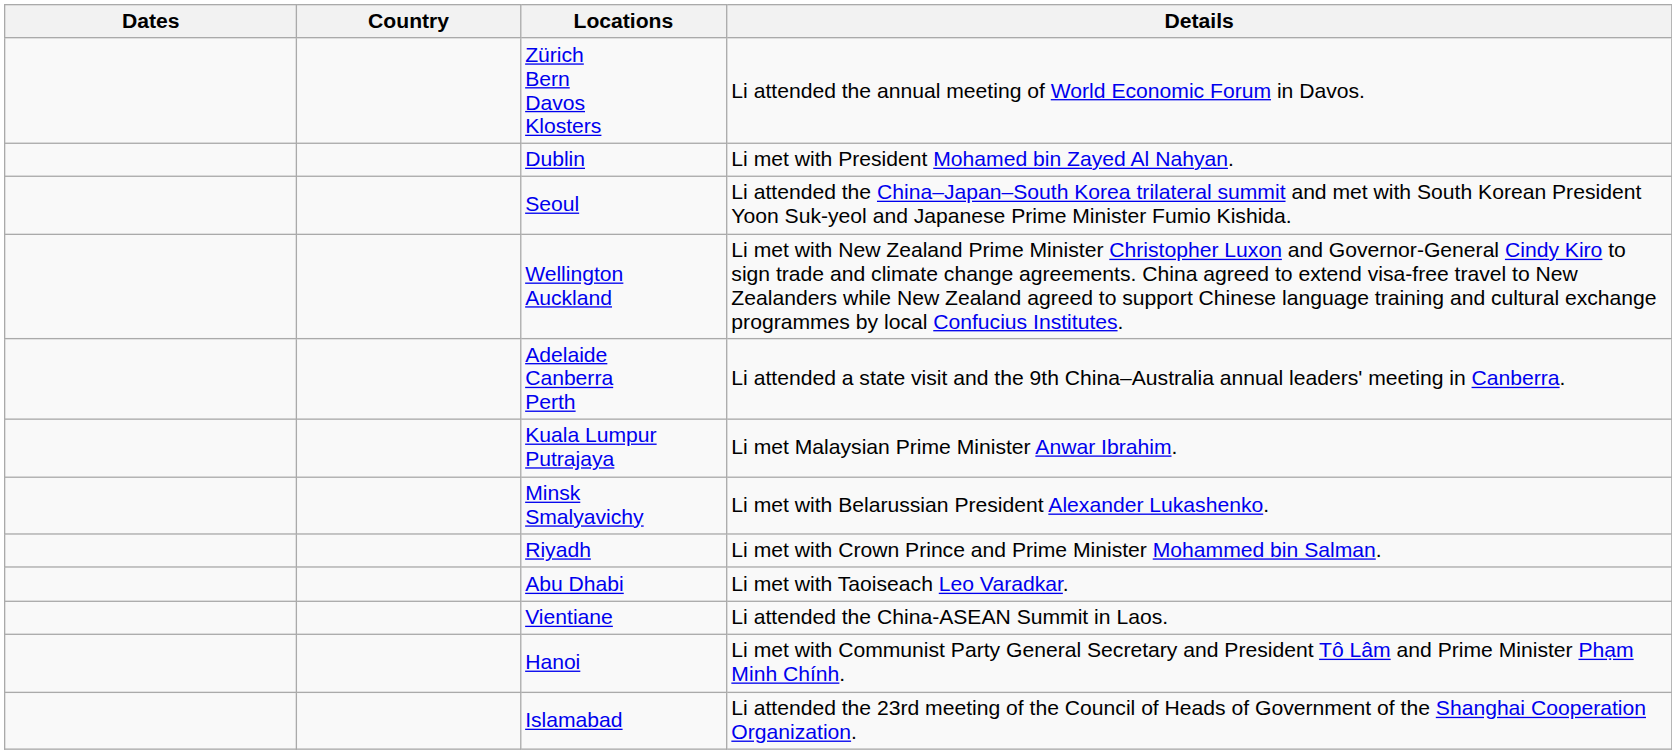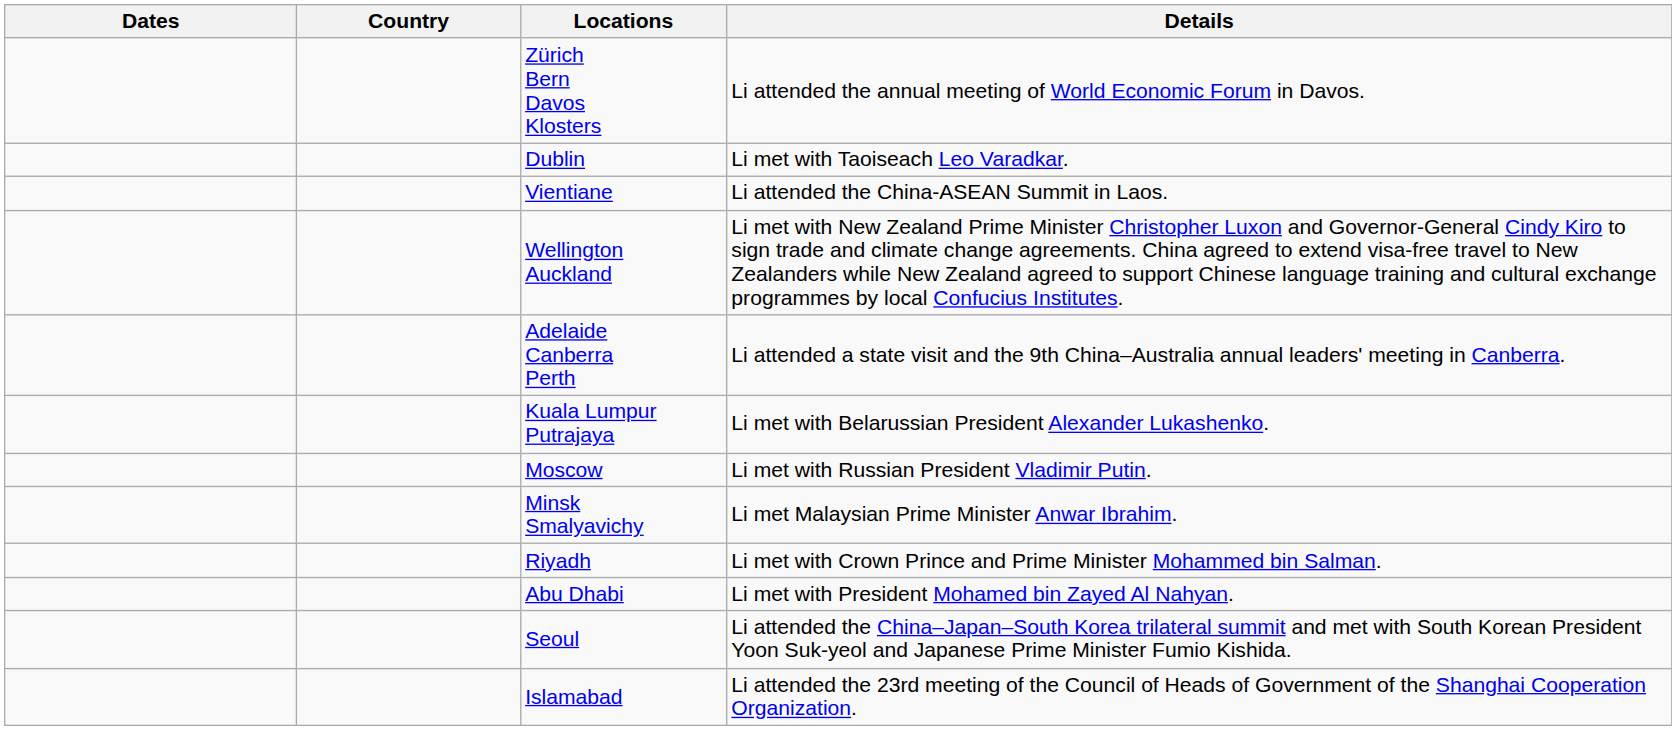(983, 159) Li met with President Mohamed bin Zayed Al Nahyan. -> (900, 159) Li met with Taoiseach Leo Varadkar.
rows swapped: (552, 204) <-> (569, 617)
(954, 447) Li met Malaysian Prime Minister Anwar Ibrahim. -> (1000, 424) Li met with Belarussian President Alexander Lukashenko.
+ row: (564, 469)
(1000, 505) Li met with Belarussian President Alexander Lukashenko. -> (954, 514) Li met Malaysian Prime Minister Anwar Ibrahim.
(900, 584) Li met with Taoiseach Leo Varadkar. -> (983, 593) Li met with President Mohamed bin Zayed Al Nahyan.
- row: (553, 662)
